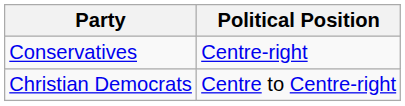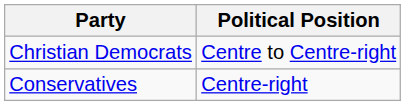rows swapped: (73, 52) <-> (101, 84)
